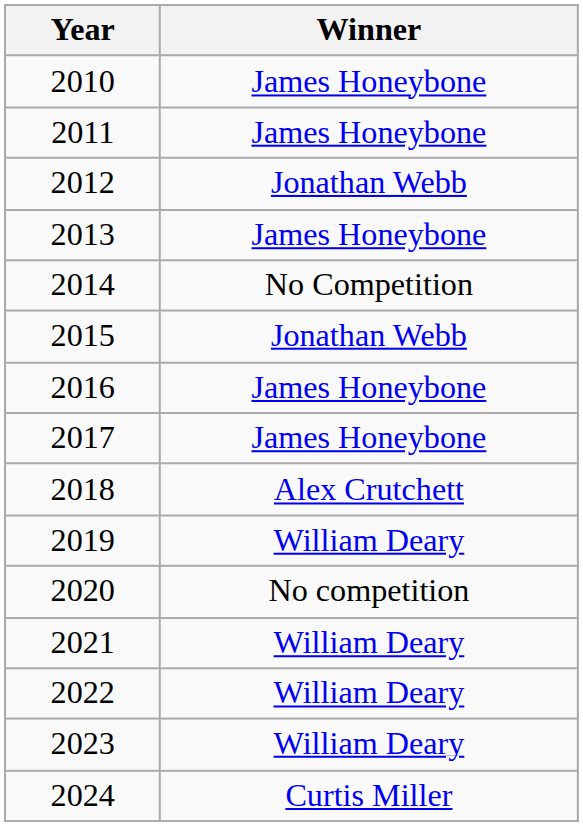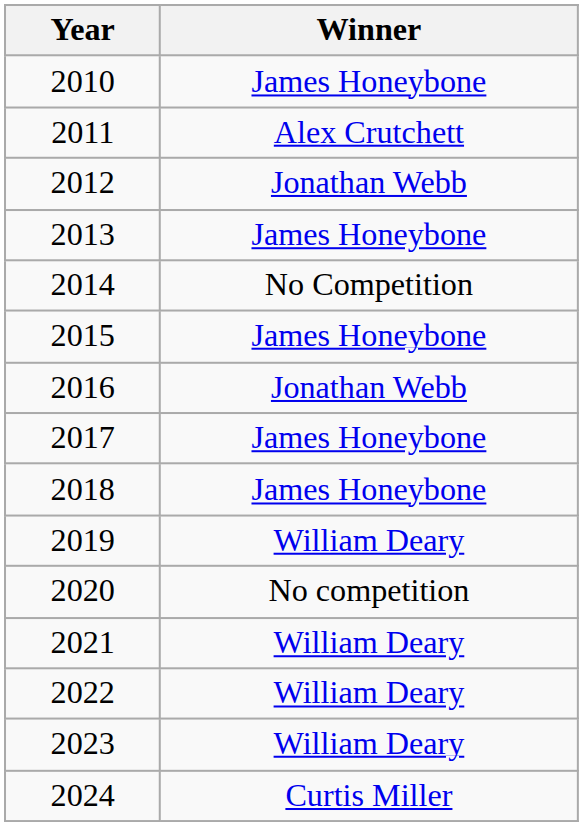(369, 132) James Honeybone -> (369, 132) Alex Crutchett
(369, 336) Jonathan Webb -> (369, 336) James Honeybone
(369, 387) James Honeybone -> (369, 387) Jonathan Webb
(369, 489) Alex Crutchett -> (369, 489) James Honeybone
